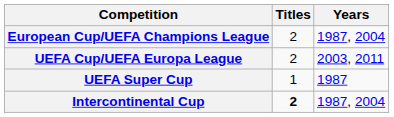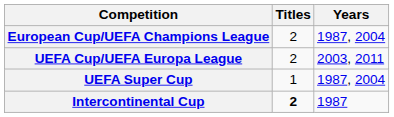(332, 79) 1987 -> (351, 79) 1987, 2004
(351, 101) 1987, 2004 -> (332, 101) 1987
